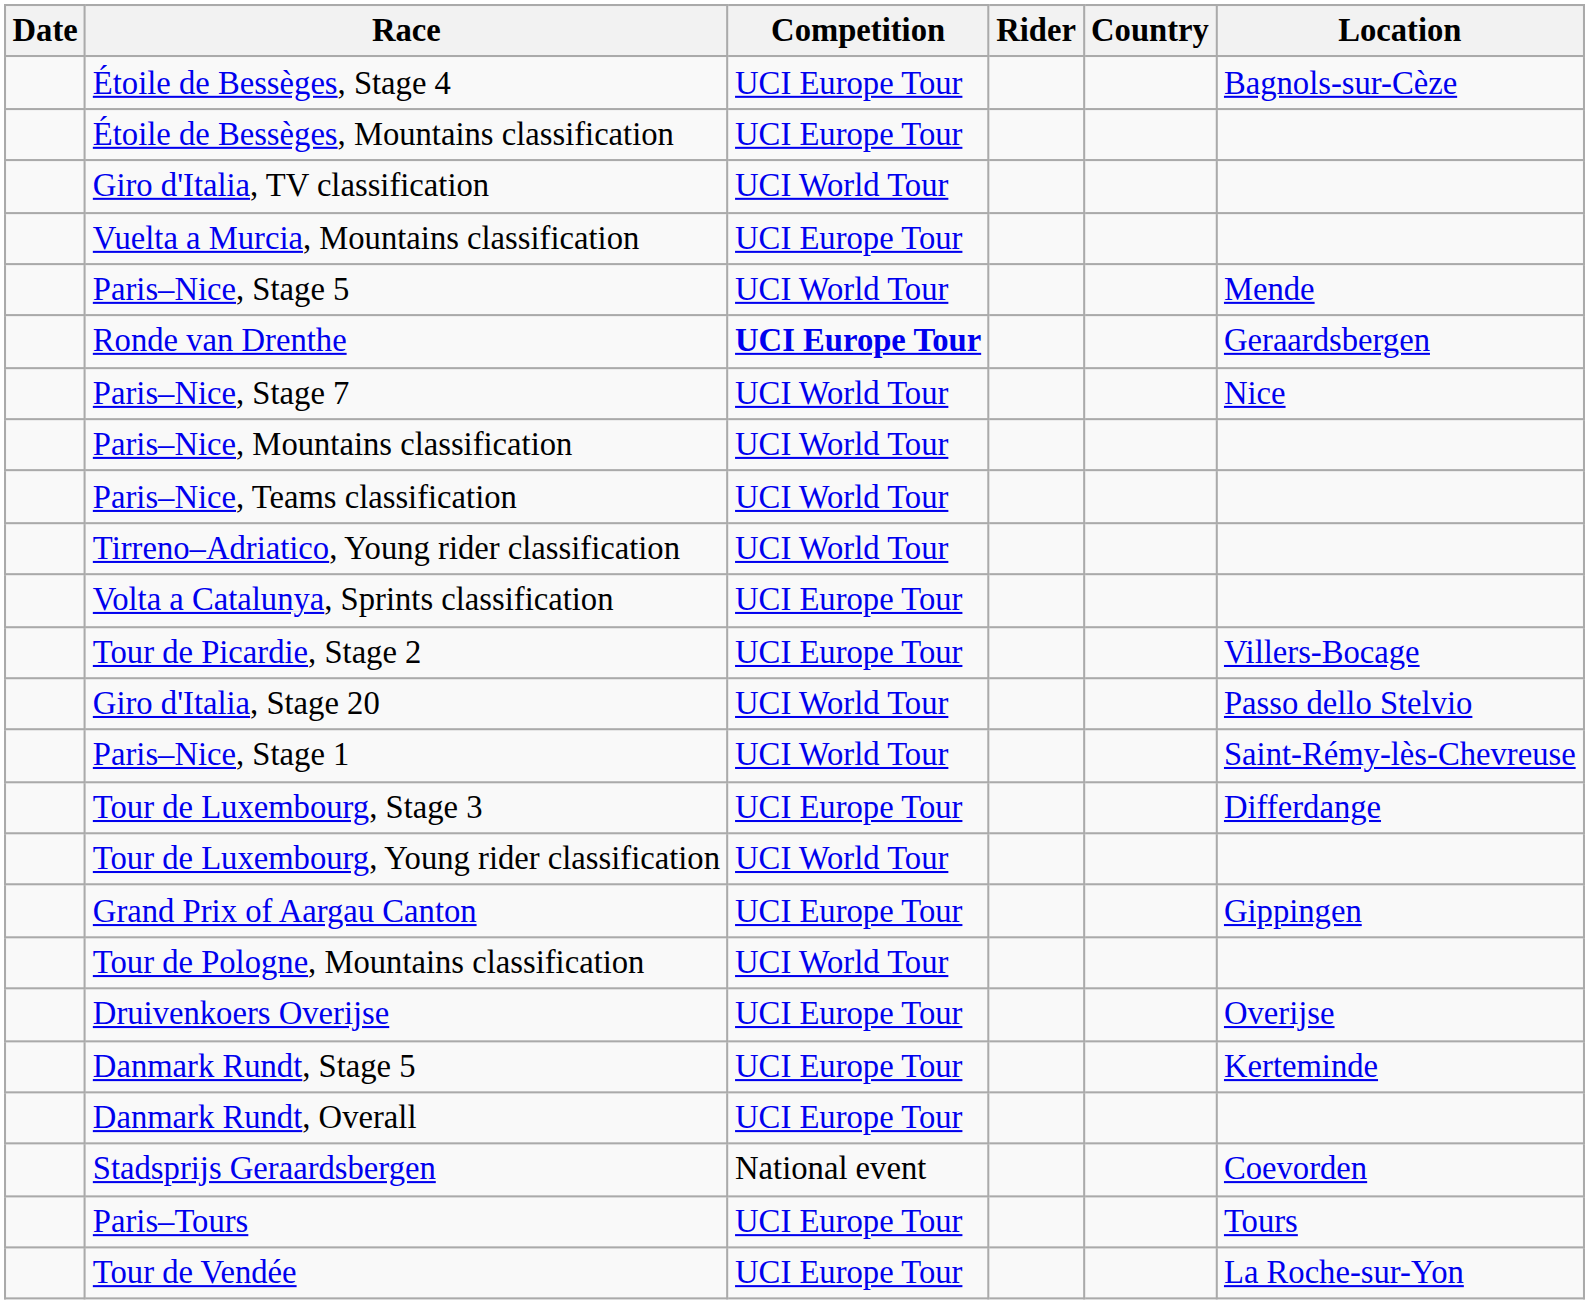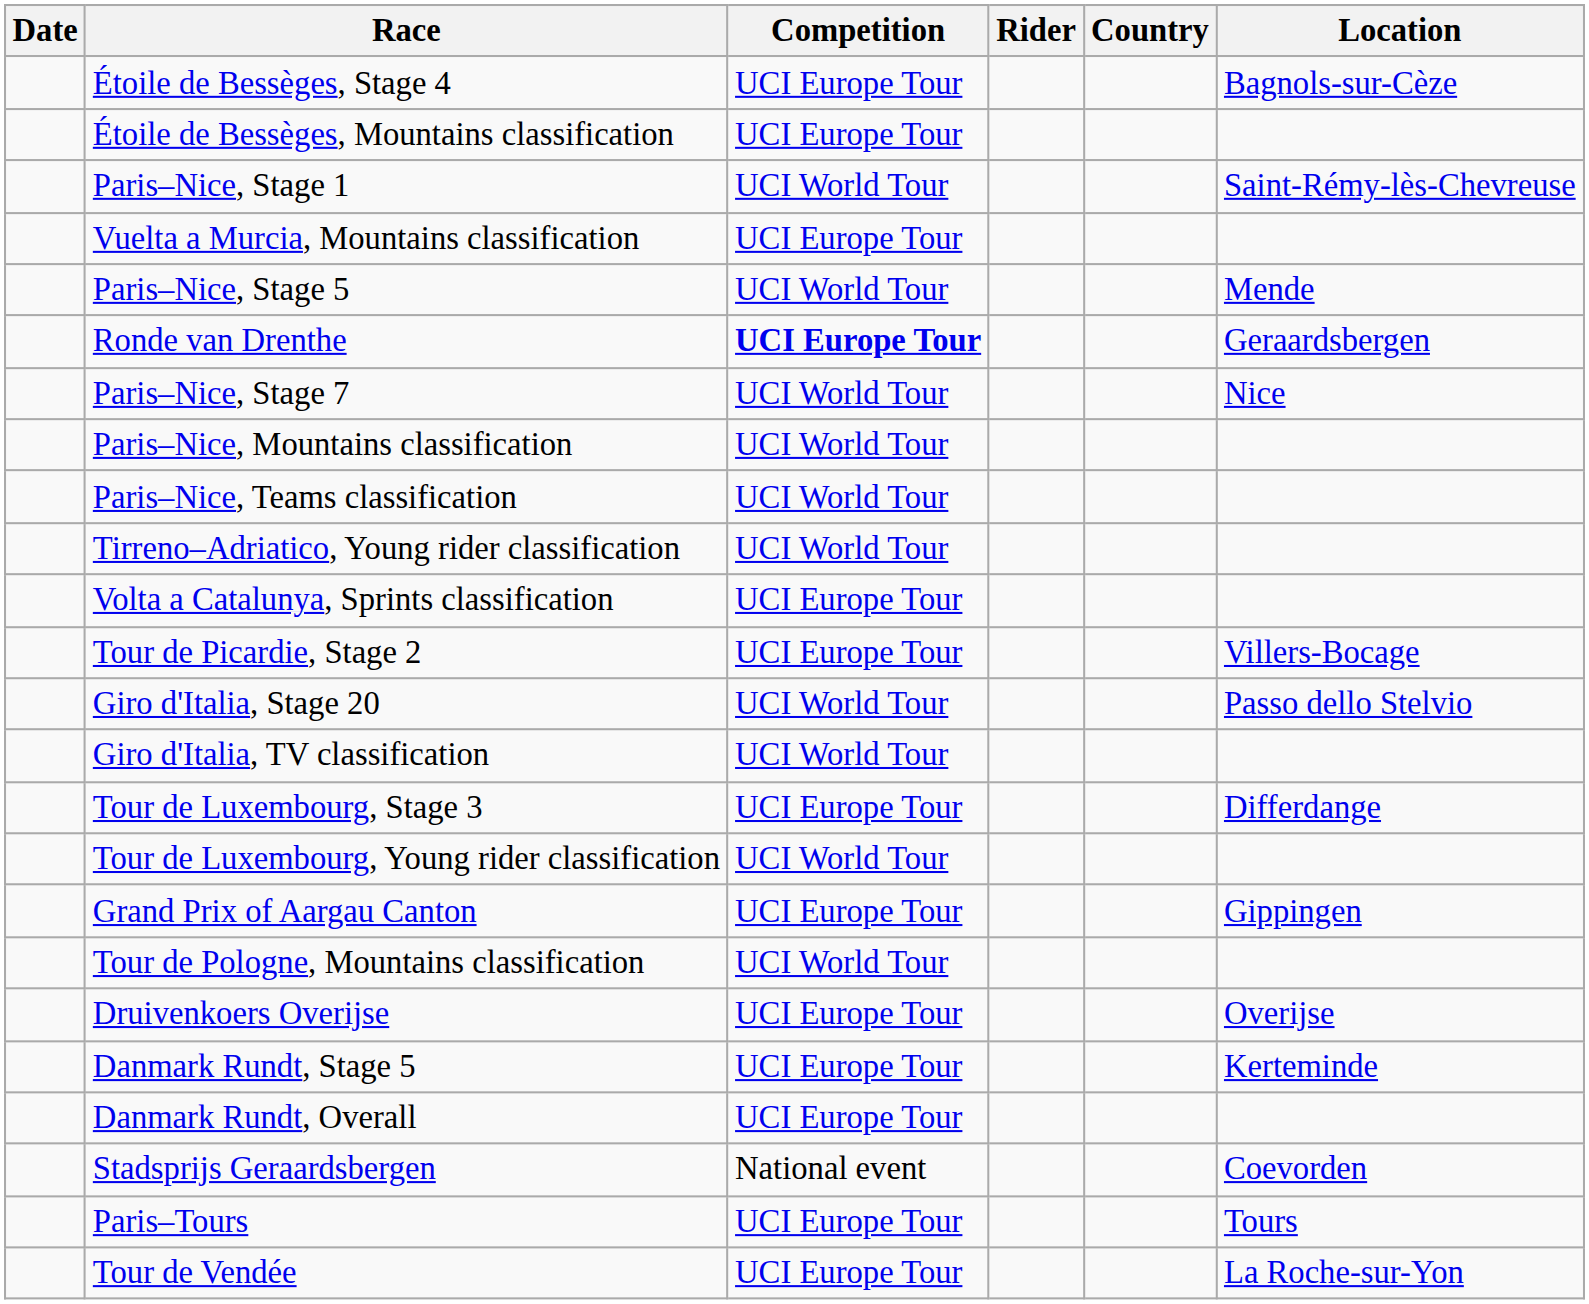rows swapped: (221, 755) <-> (291, 185)
